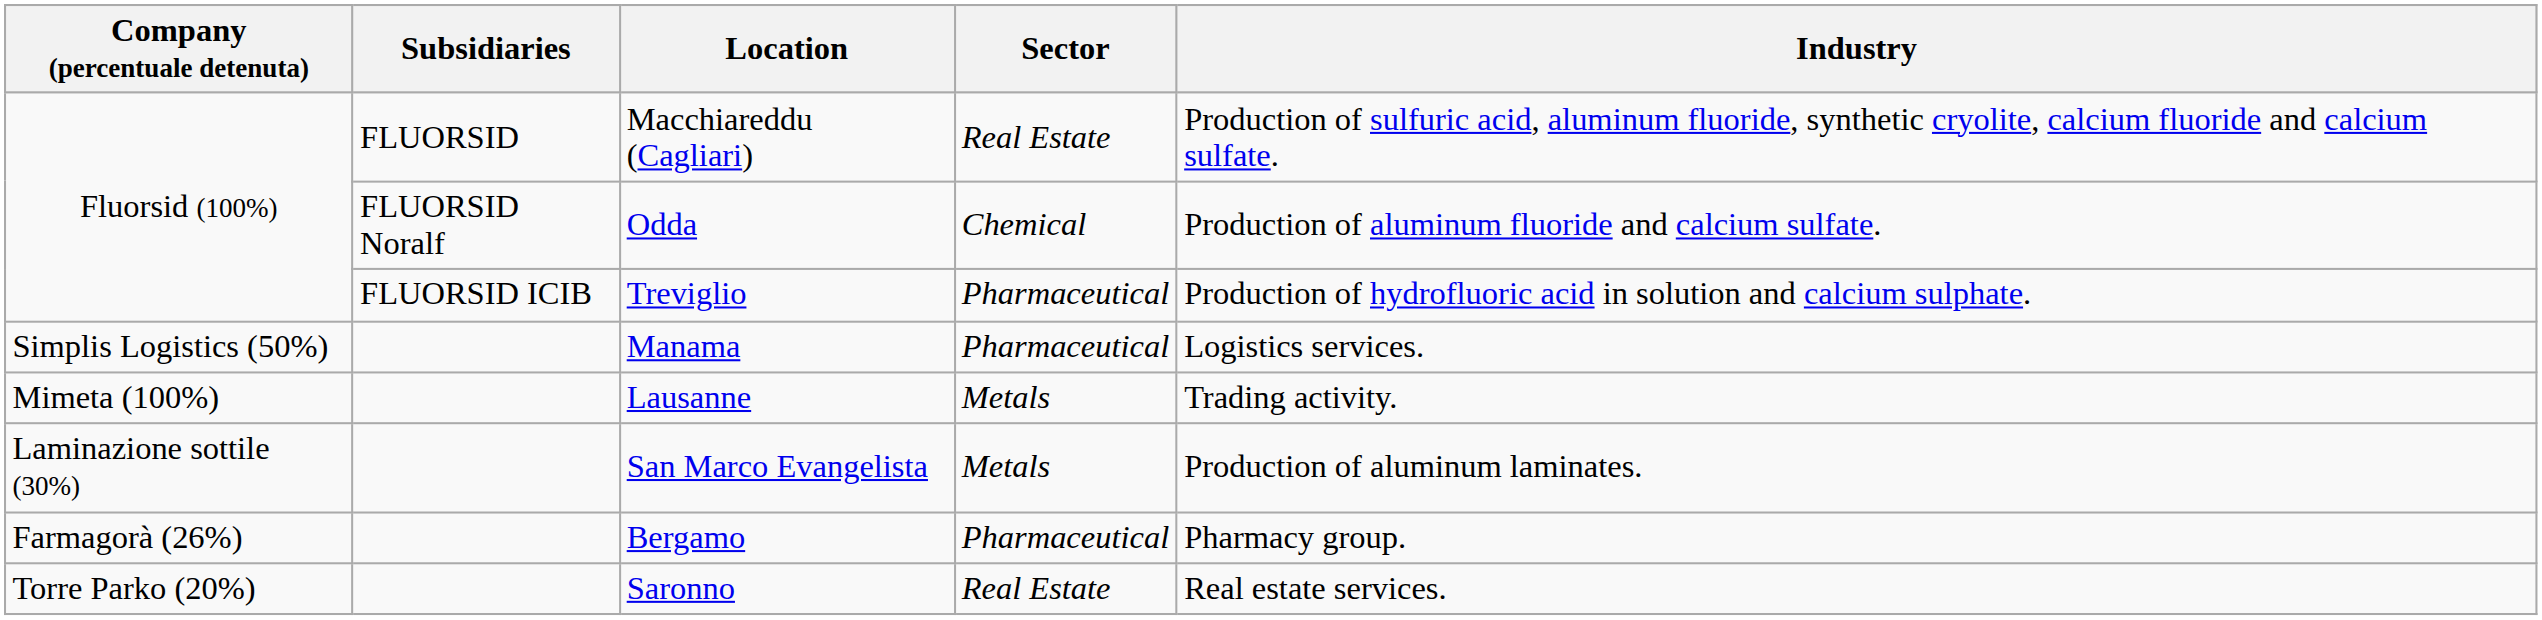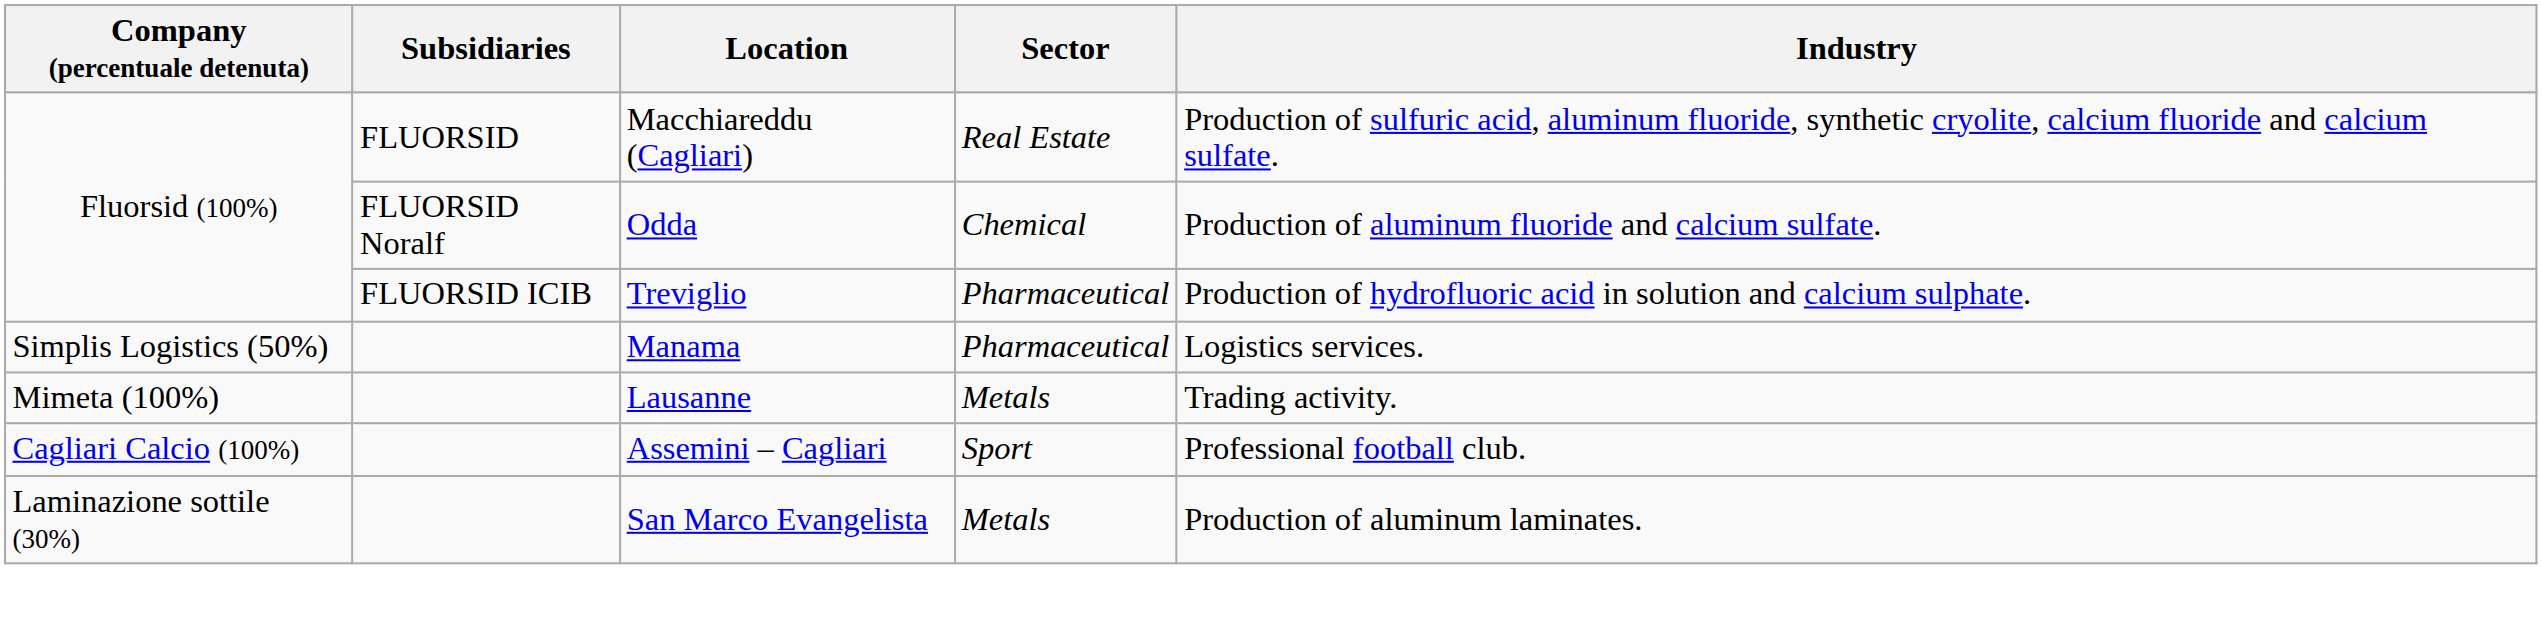+ row: (757, 448)
- row: (686, 536)
- row: (681, 588)
